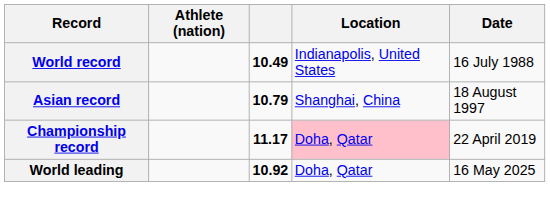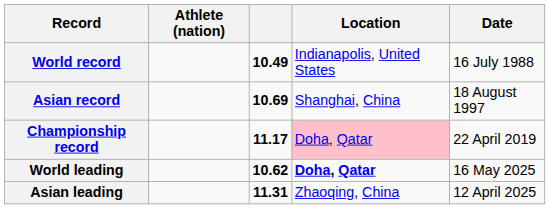(270, 101) 10.79 -> (270, 101) 10.69
(270, 170) 10.92 -> (270, 170) 10.62
(334, 170) normal -> (335, 170) bold
+ row: (77, 192)
